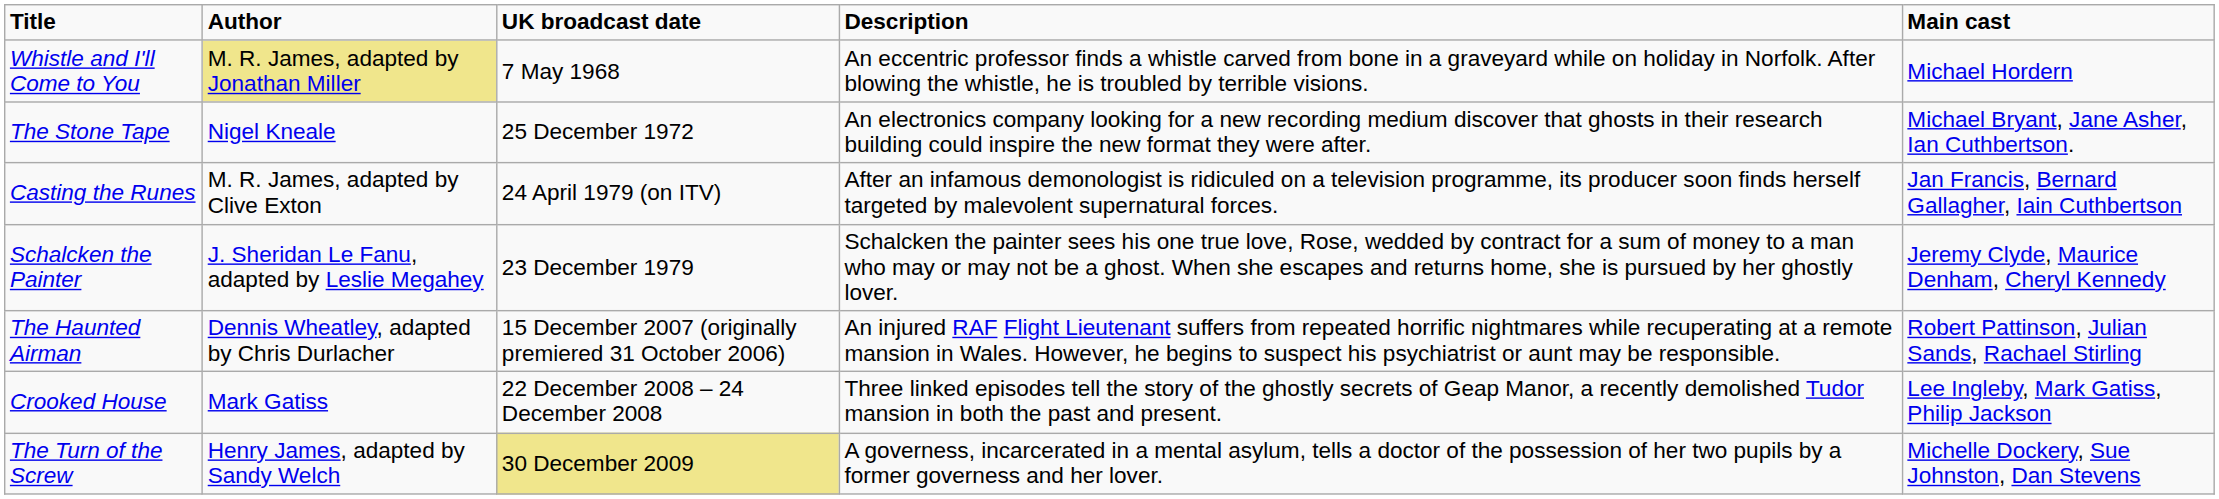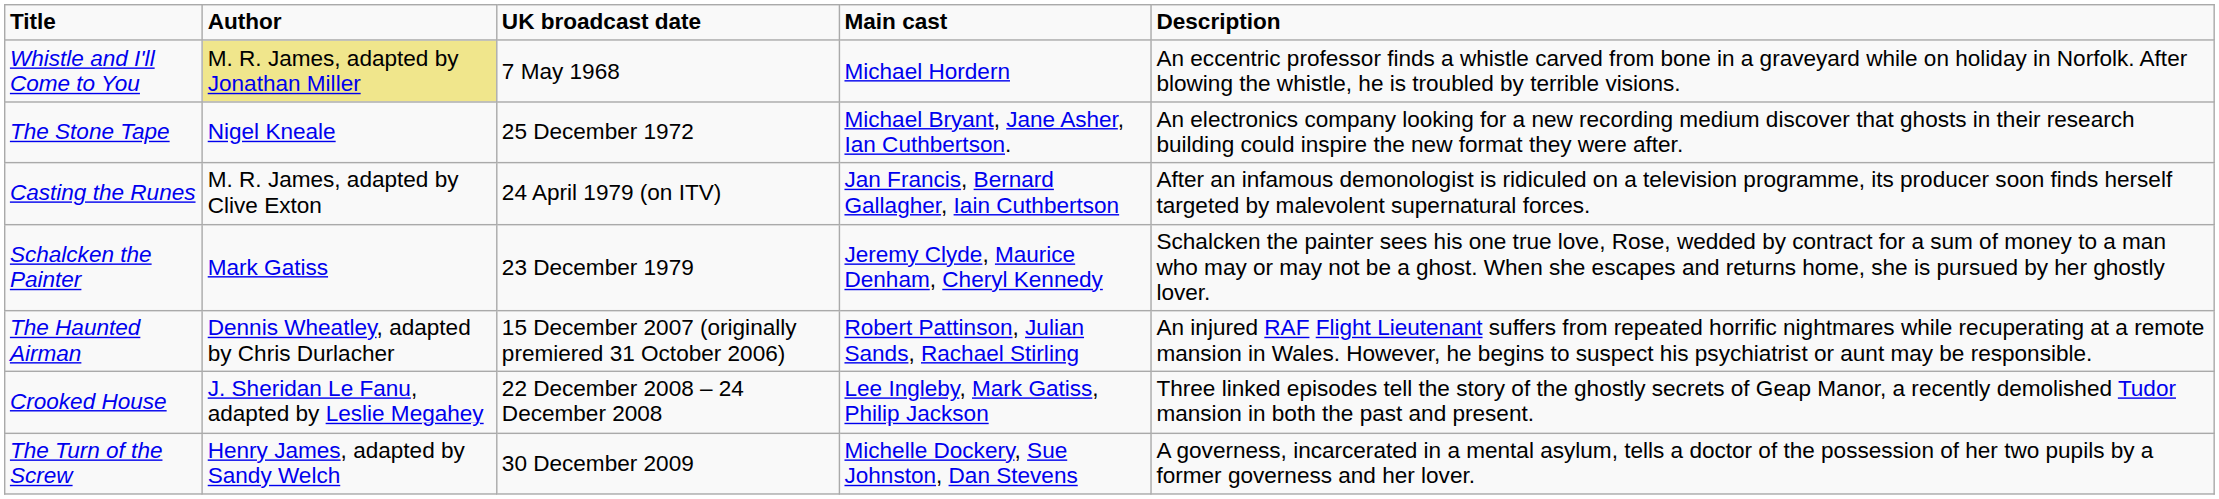columns swapped: (907, 22) <-> (1959, 22)
(346, 267) J. Sheridan Le Fanu, adapted by Leslie Megahey -> (268, 267) Mark Gatiss
(268, 402) Mark Gatiss -> (346, 402) J. Sheridan Le Fanu, adapted by Leslie Megahey
(598, 463) khaki background -> (598, 463) no background
